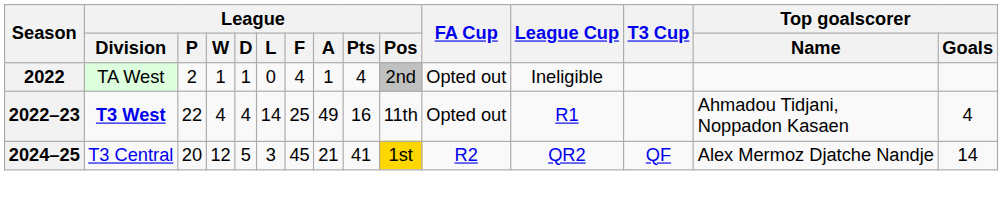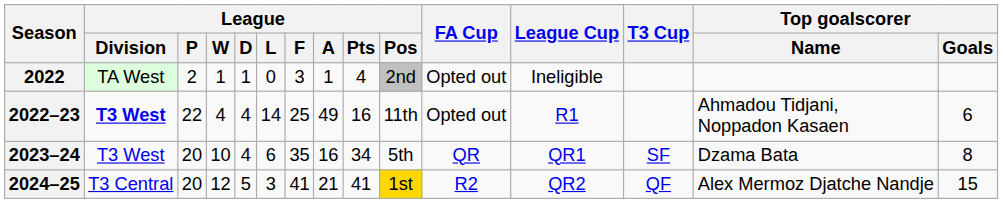(300, 76) 4 -> (300, 76) 3
(968, 116) 4 -> (968, 116) 6
+ row: (44, 155)
(300, 155) 45 -> (300, 184) 41
(968, 155) 14 -> (968, 184) 15
